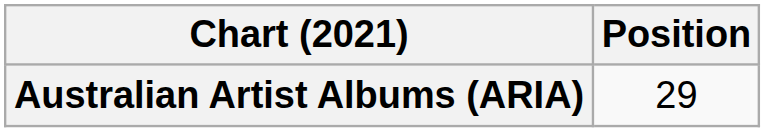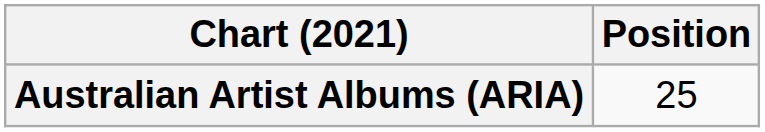(676, 94) 29 -> (676, 94) 25
